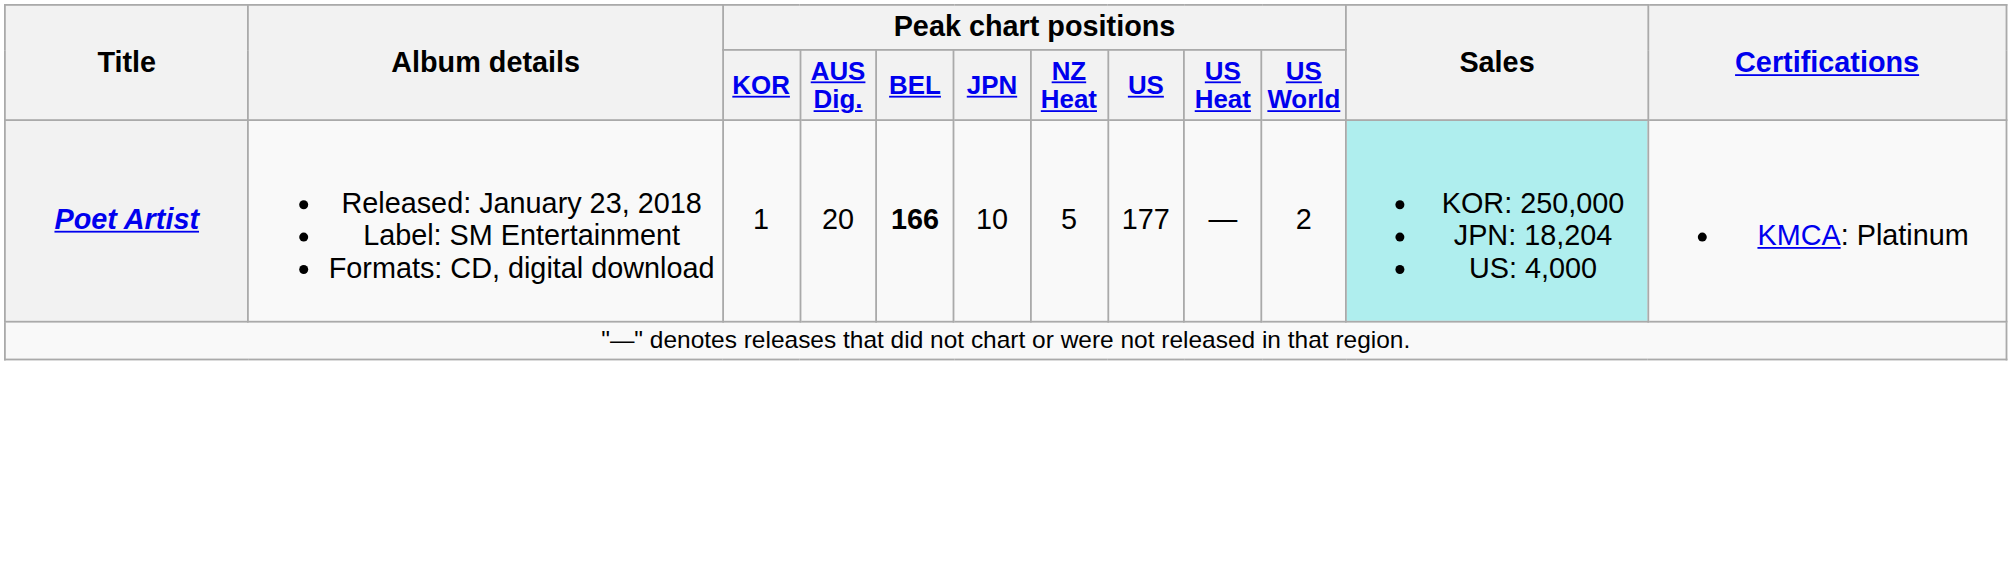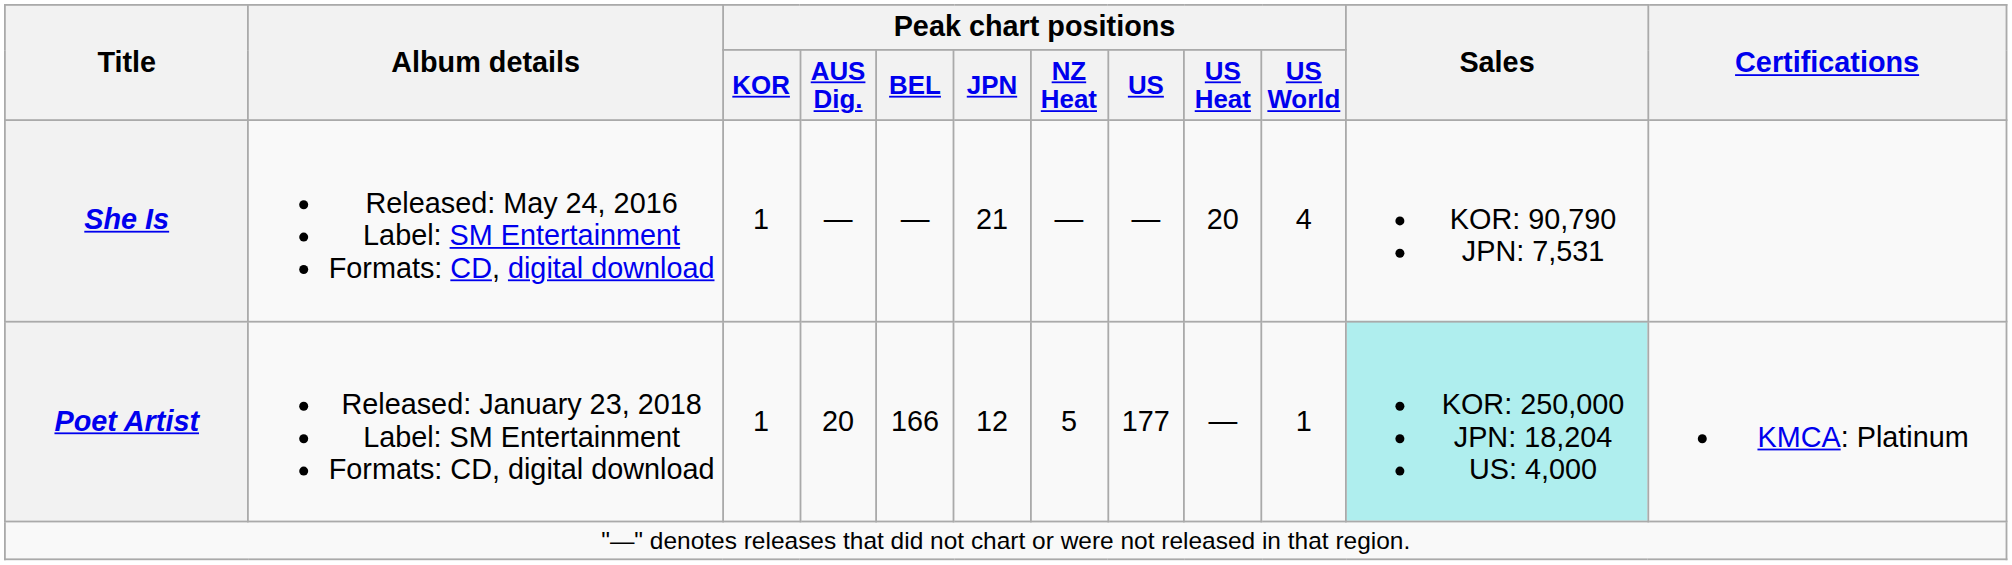+ row: (127, 220)
(915, 220) bold -> (915, 420) normal
(992, 220) 10 -> (992, 420) 12
(1304, 220) 2 -> (1304, 420) 1
